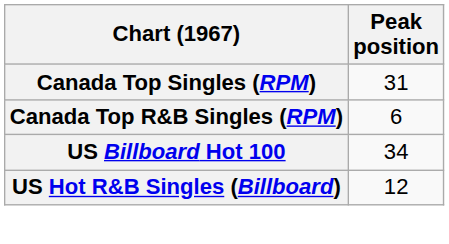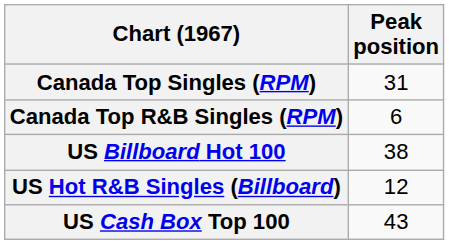(396, 151) 34 -> (396, 151) 38
+ row: (176, 221)
